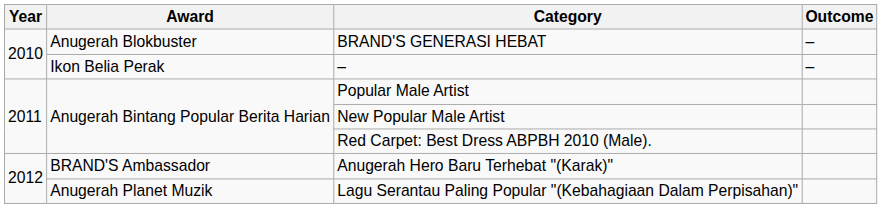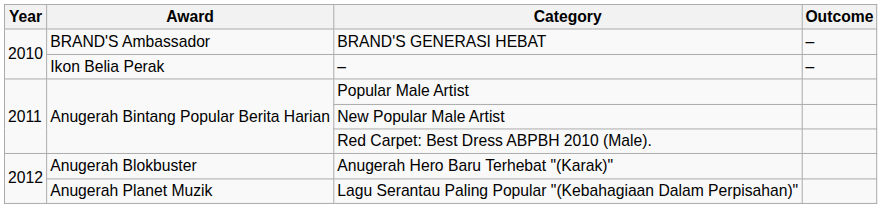(123, 41) Anugerah Blokbuster -> (130, 41) BRAND'S Ambassador
(130, 166) BRAND'S Ambassador -> (123, 166) Anugerah Blokbuster
